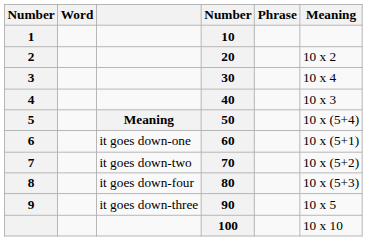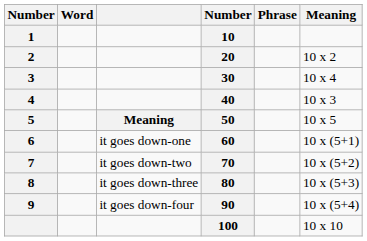(331, 120) 10 x (5+4) -> (320, 120) 10 x 5
(147, 183) it goes down-four -> (149, 183) it goes down-three
(149, 204) it goes down-three -> (147, 204) it goes down-four
(320, 204) 10 x 5 -> (331, 204) 10 x (5+4)
